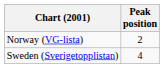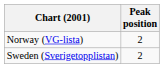(140, 55) 4 -> (140, 55) 2
